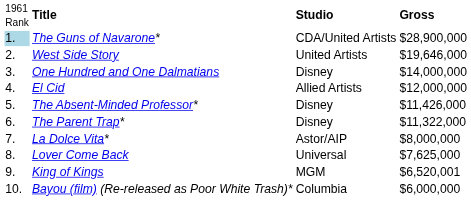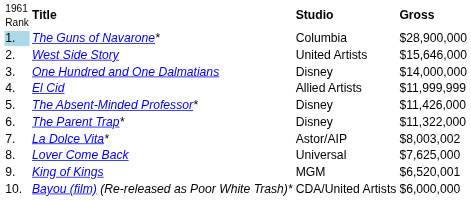(346, 38) CDA/United Artists -> (321, 38) Columbia
(433, 55) $19,646,000 -> (433, 55) $15,646,000
(433, 88) $12,000,000 -> (433, 88) $11,999,999
(430, 138) $8,000,000 -> (430, 138) $8,003,002
(321, 189) Columbia -> (346, 189) CDA/United Artists
